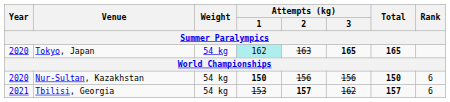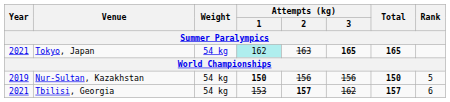(19, 51) 2020 -> (19, 51) 2021
(19, 78) 2020 -> (19, 78) 2019
(430, 78) 6 -> (430, 78) 5
